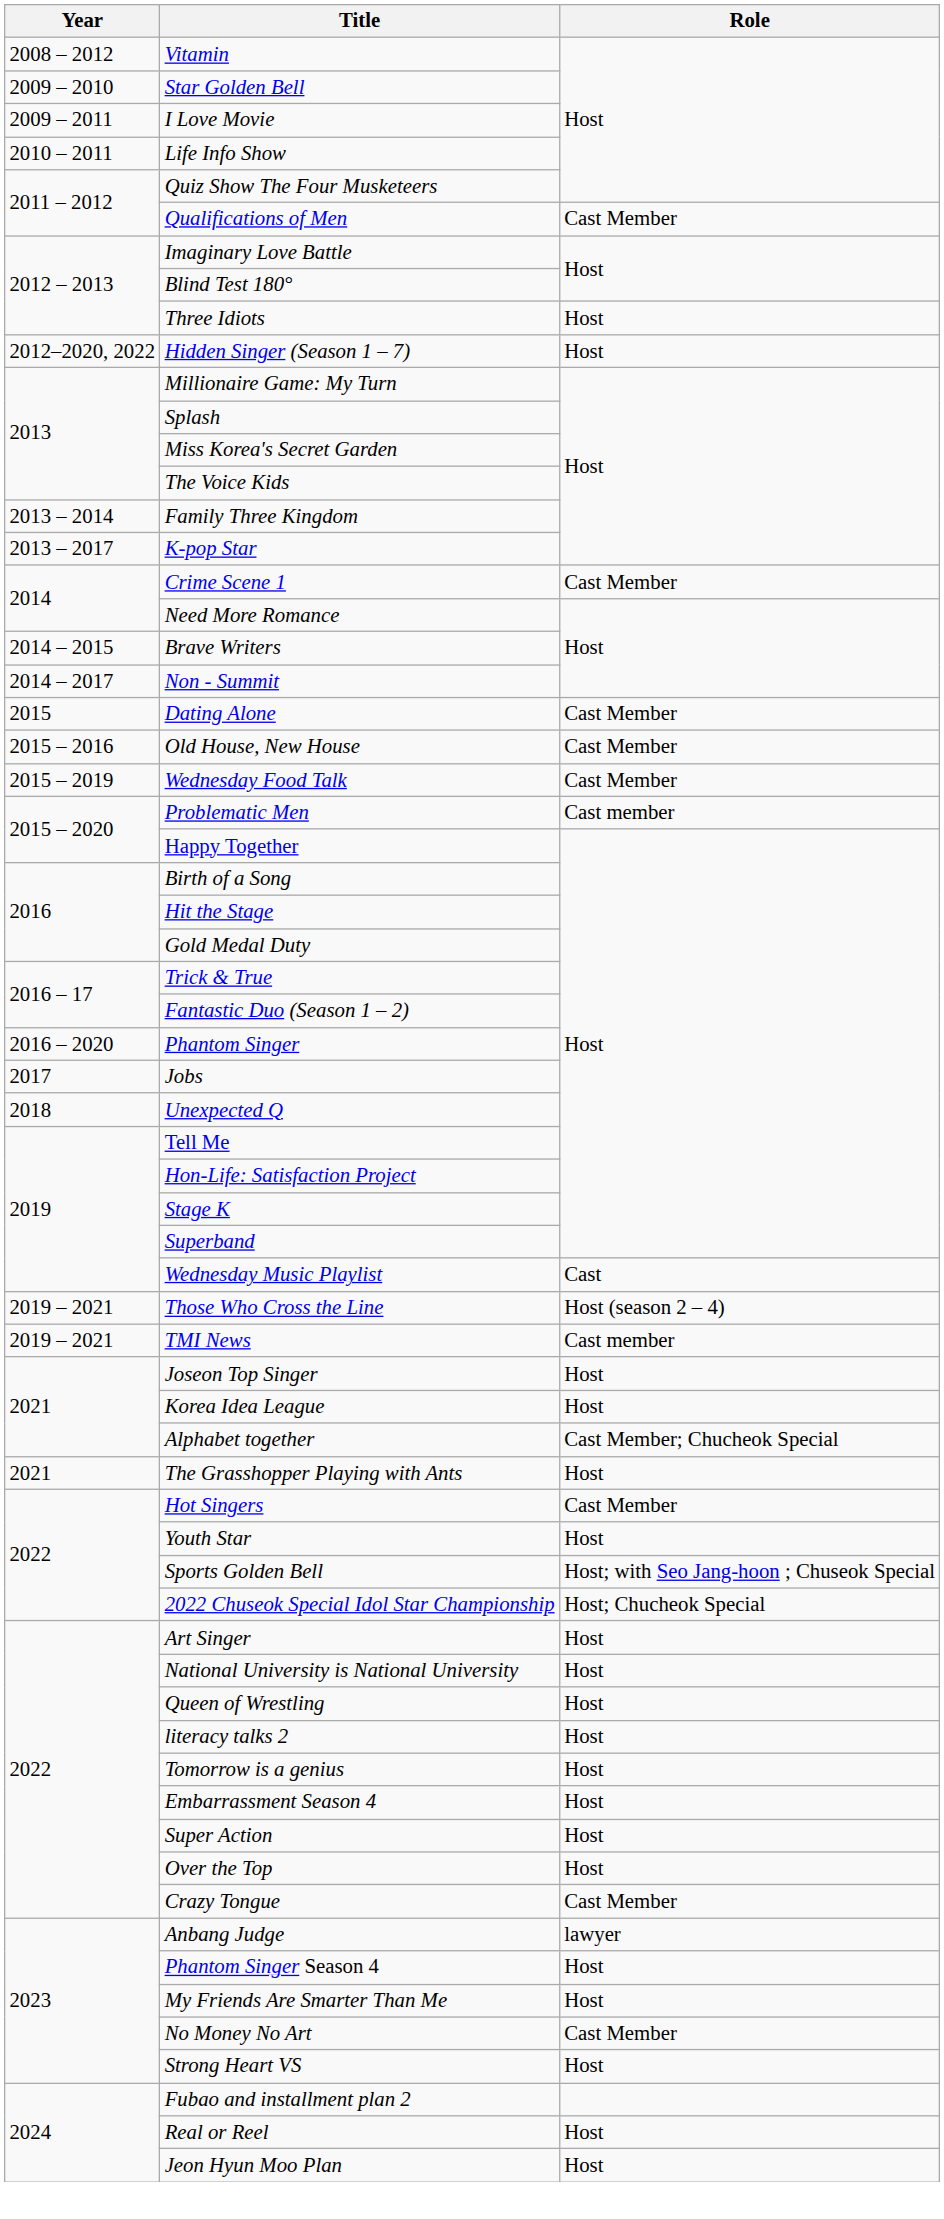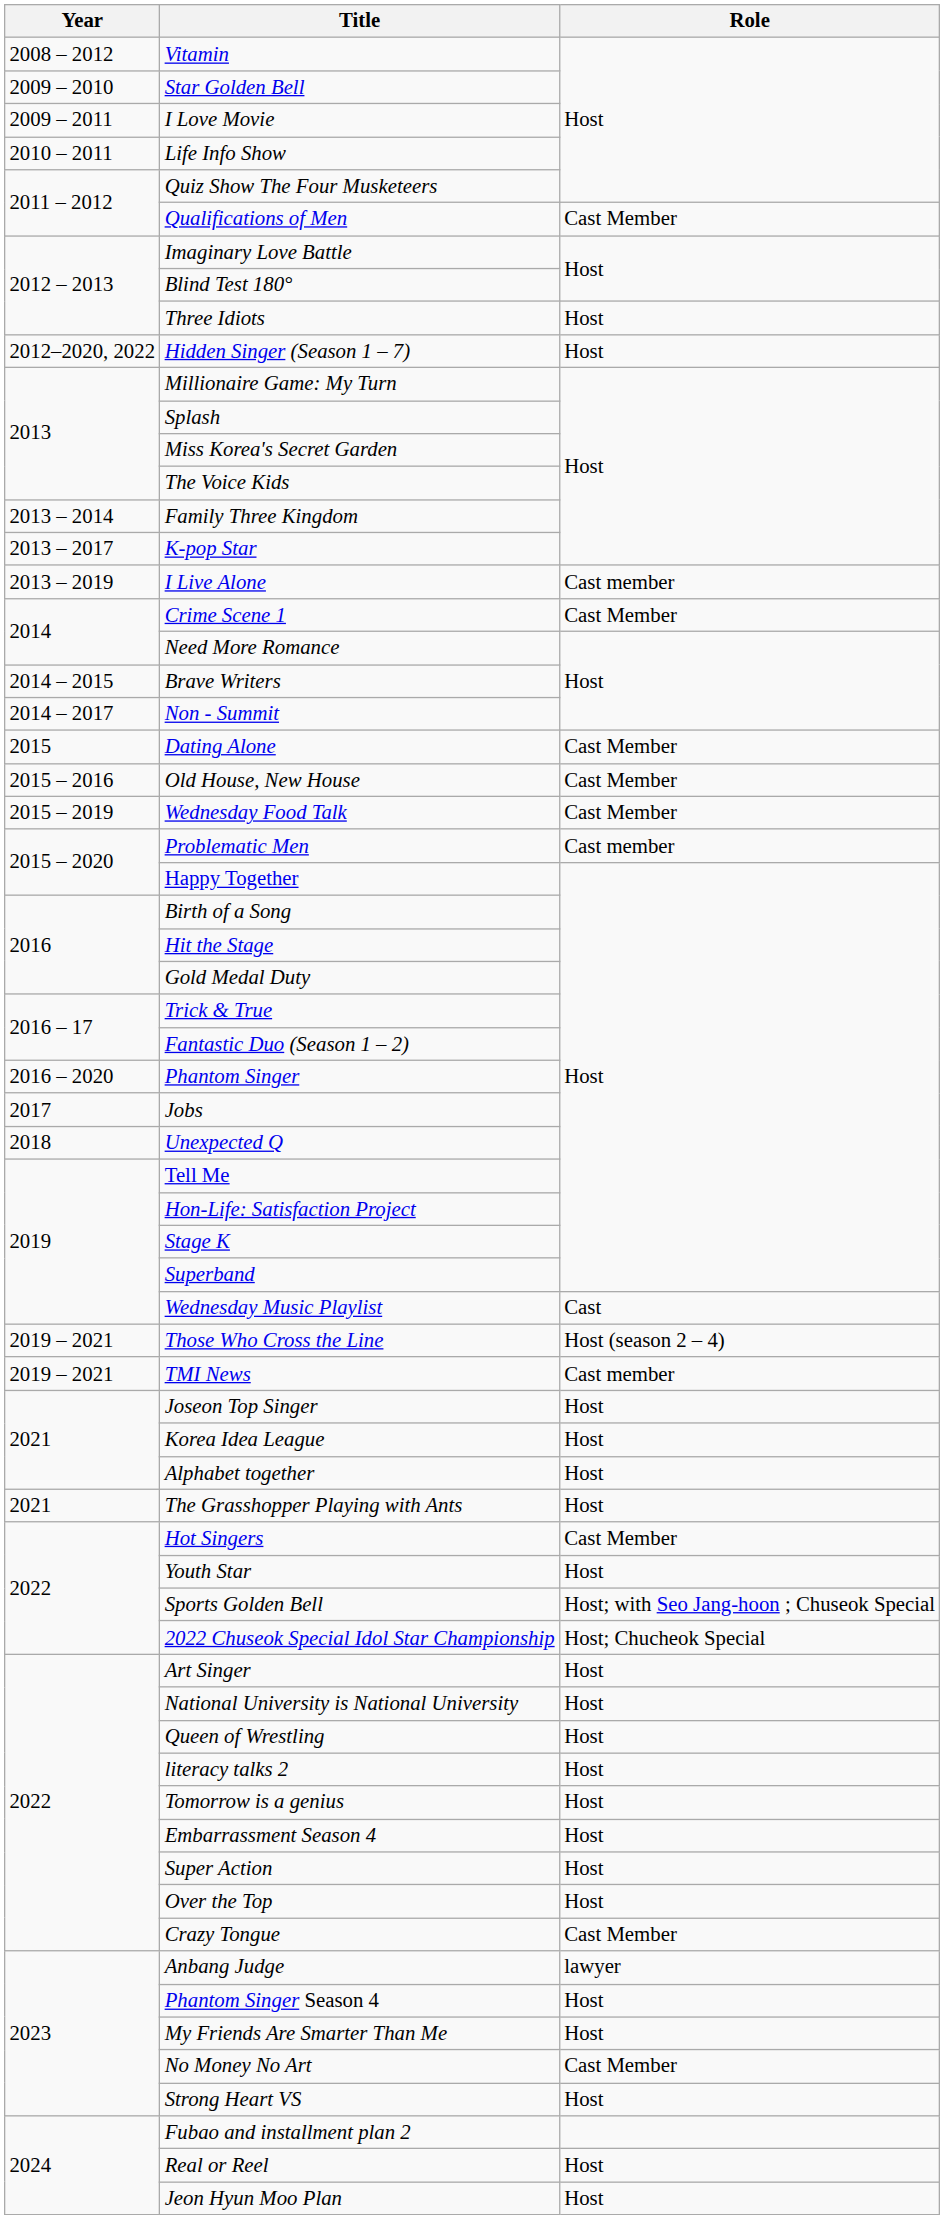+ row: (215, 581)
(701, 1439) Cast Member; Chucheok Special -> (584, 1472) Host
